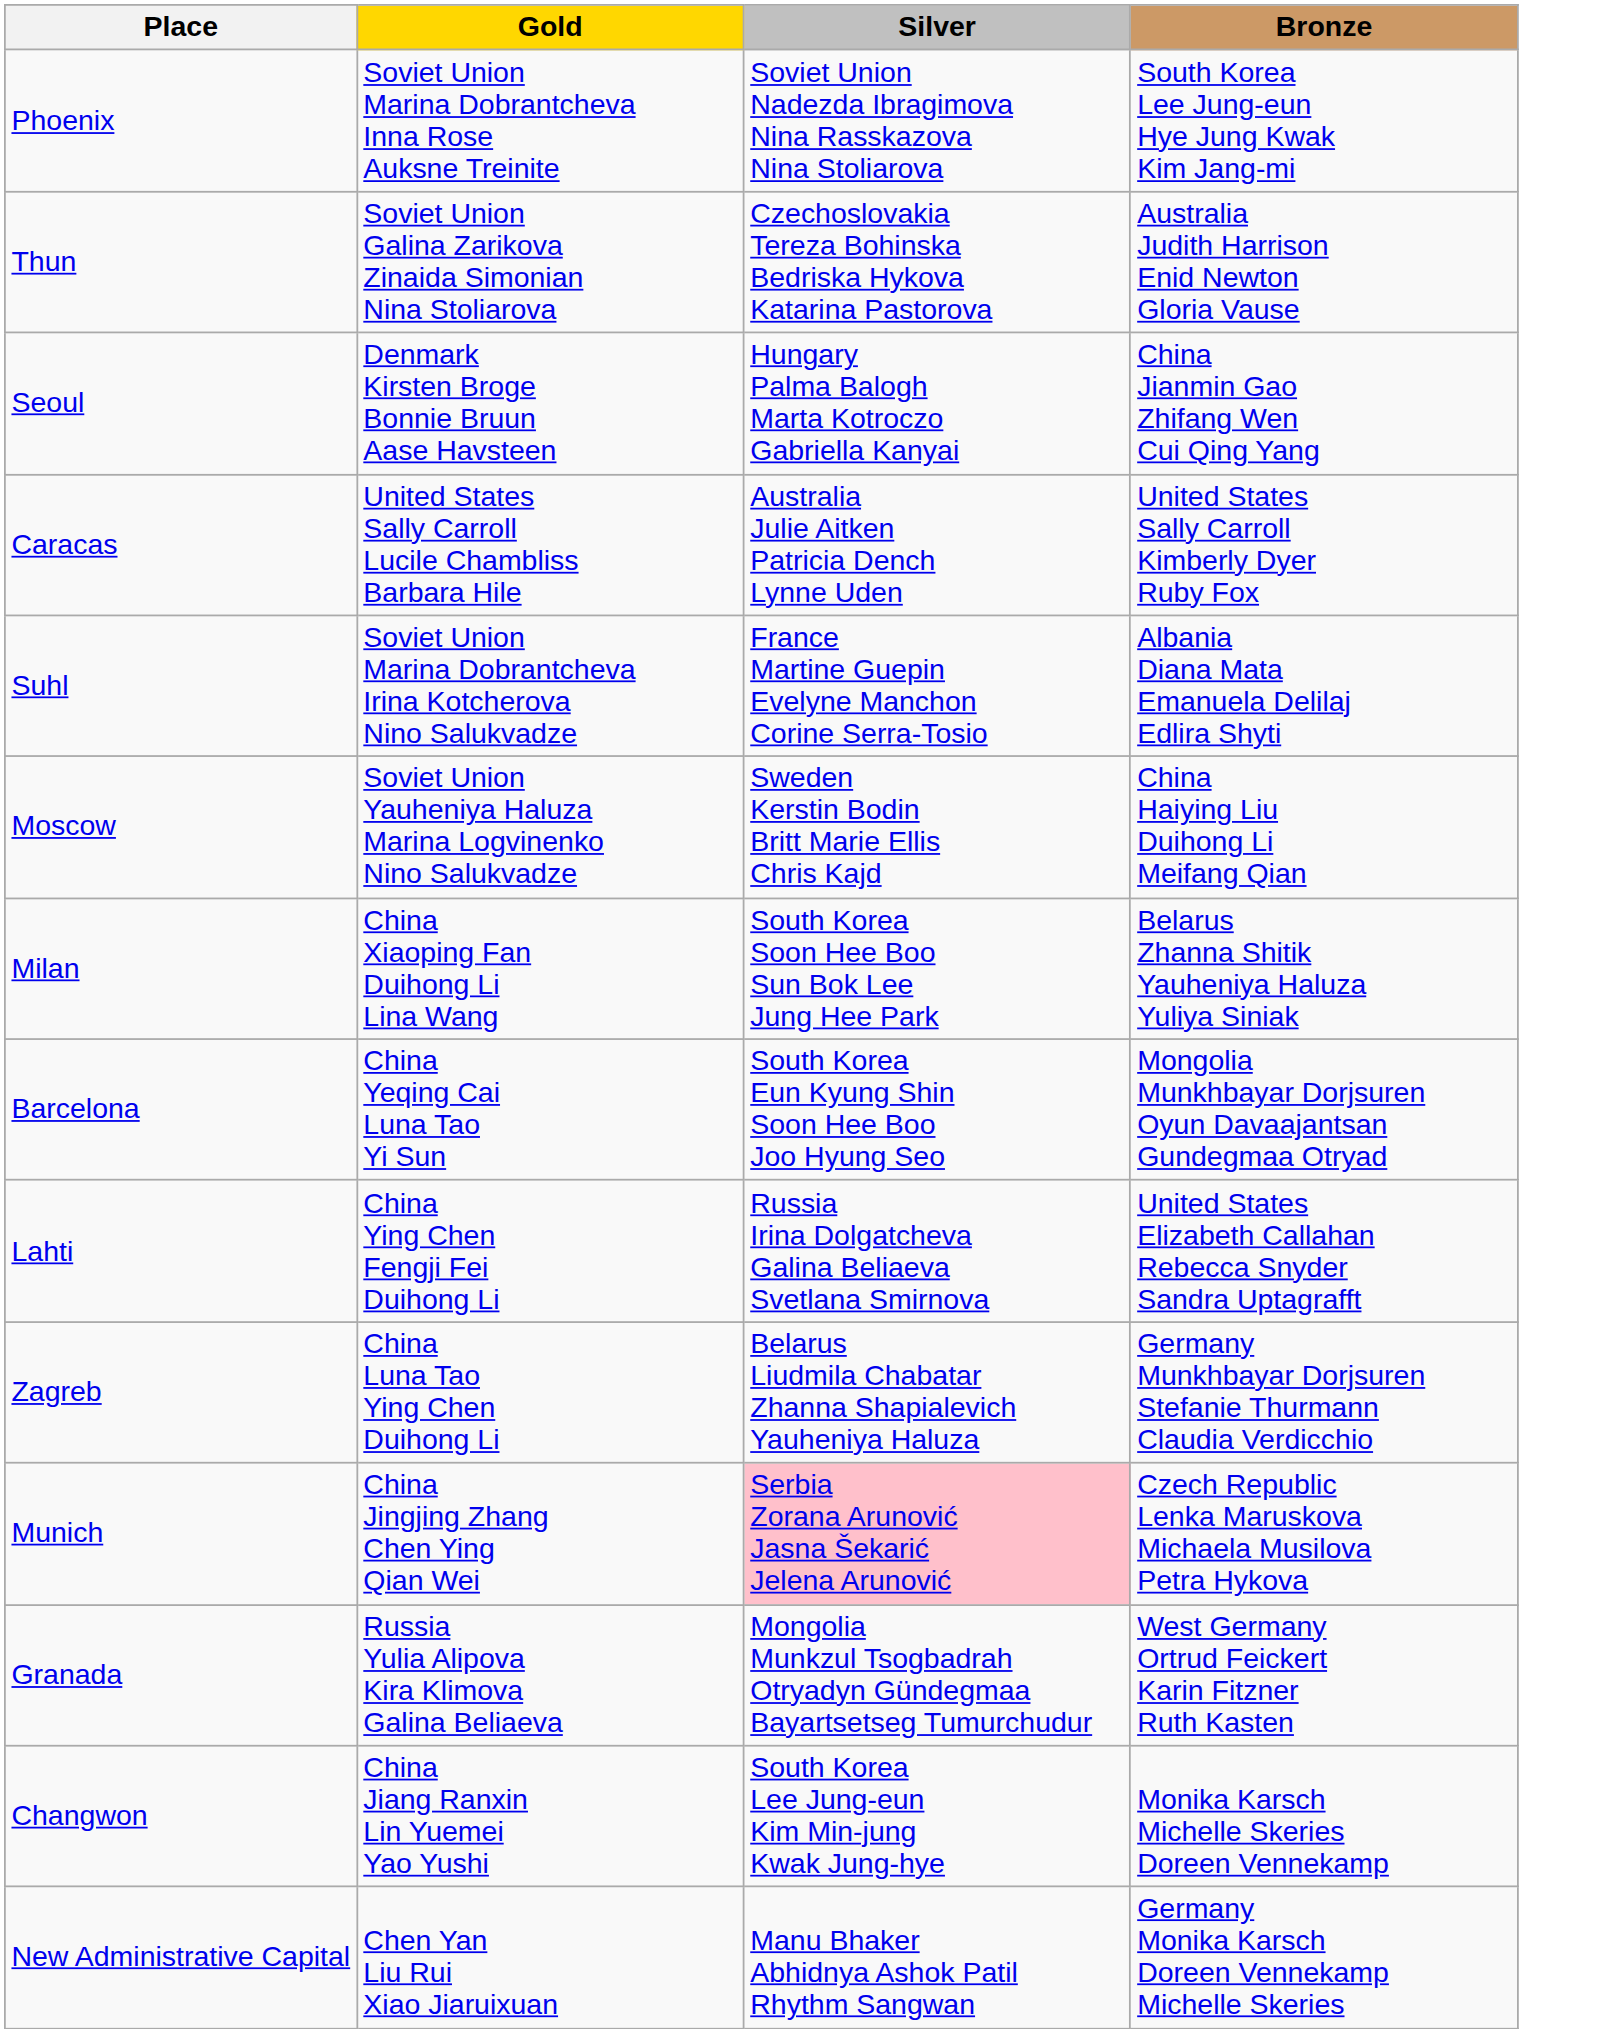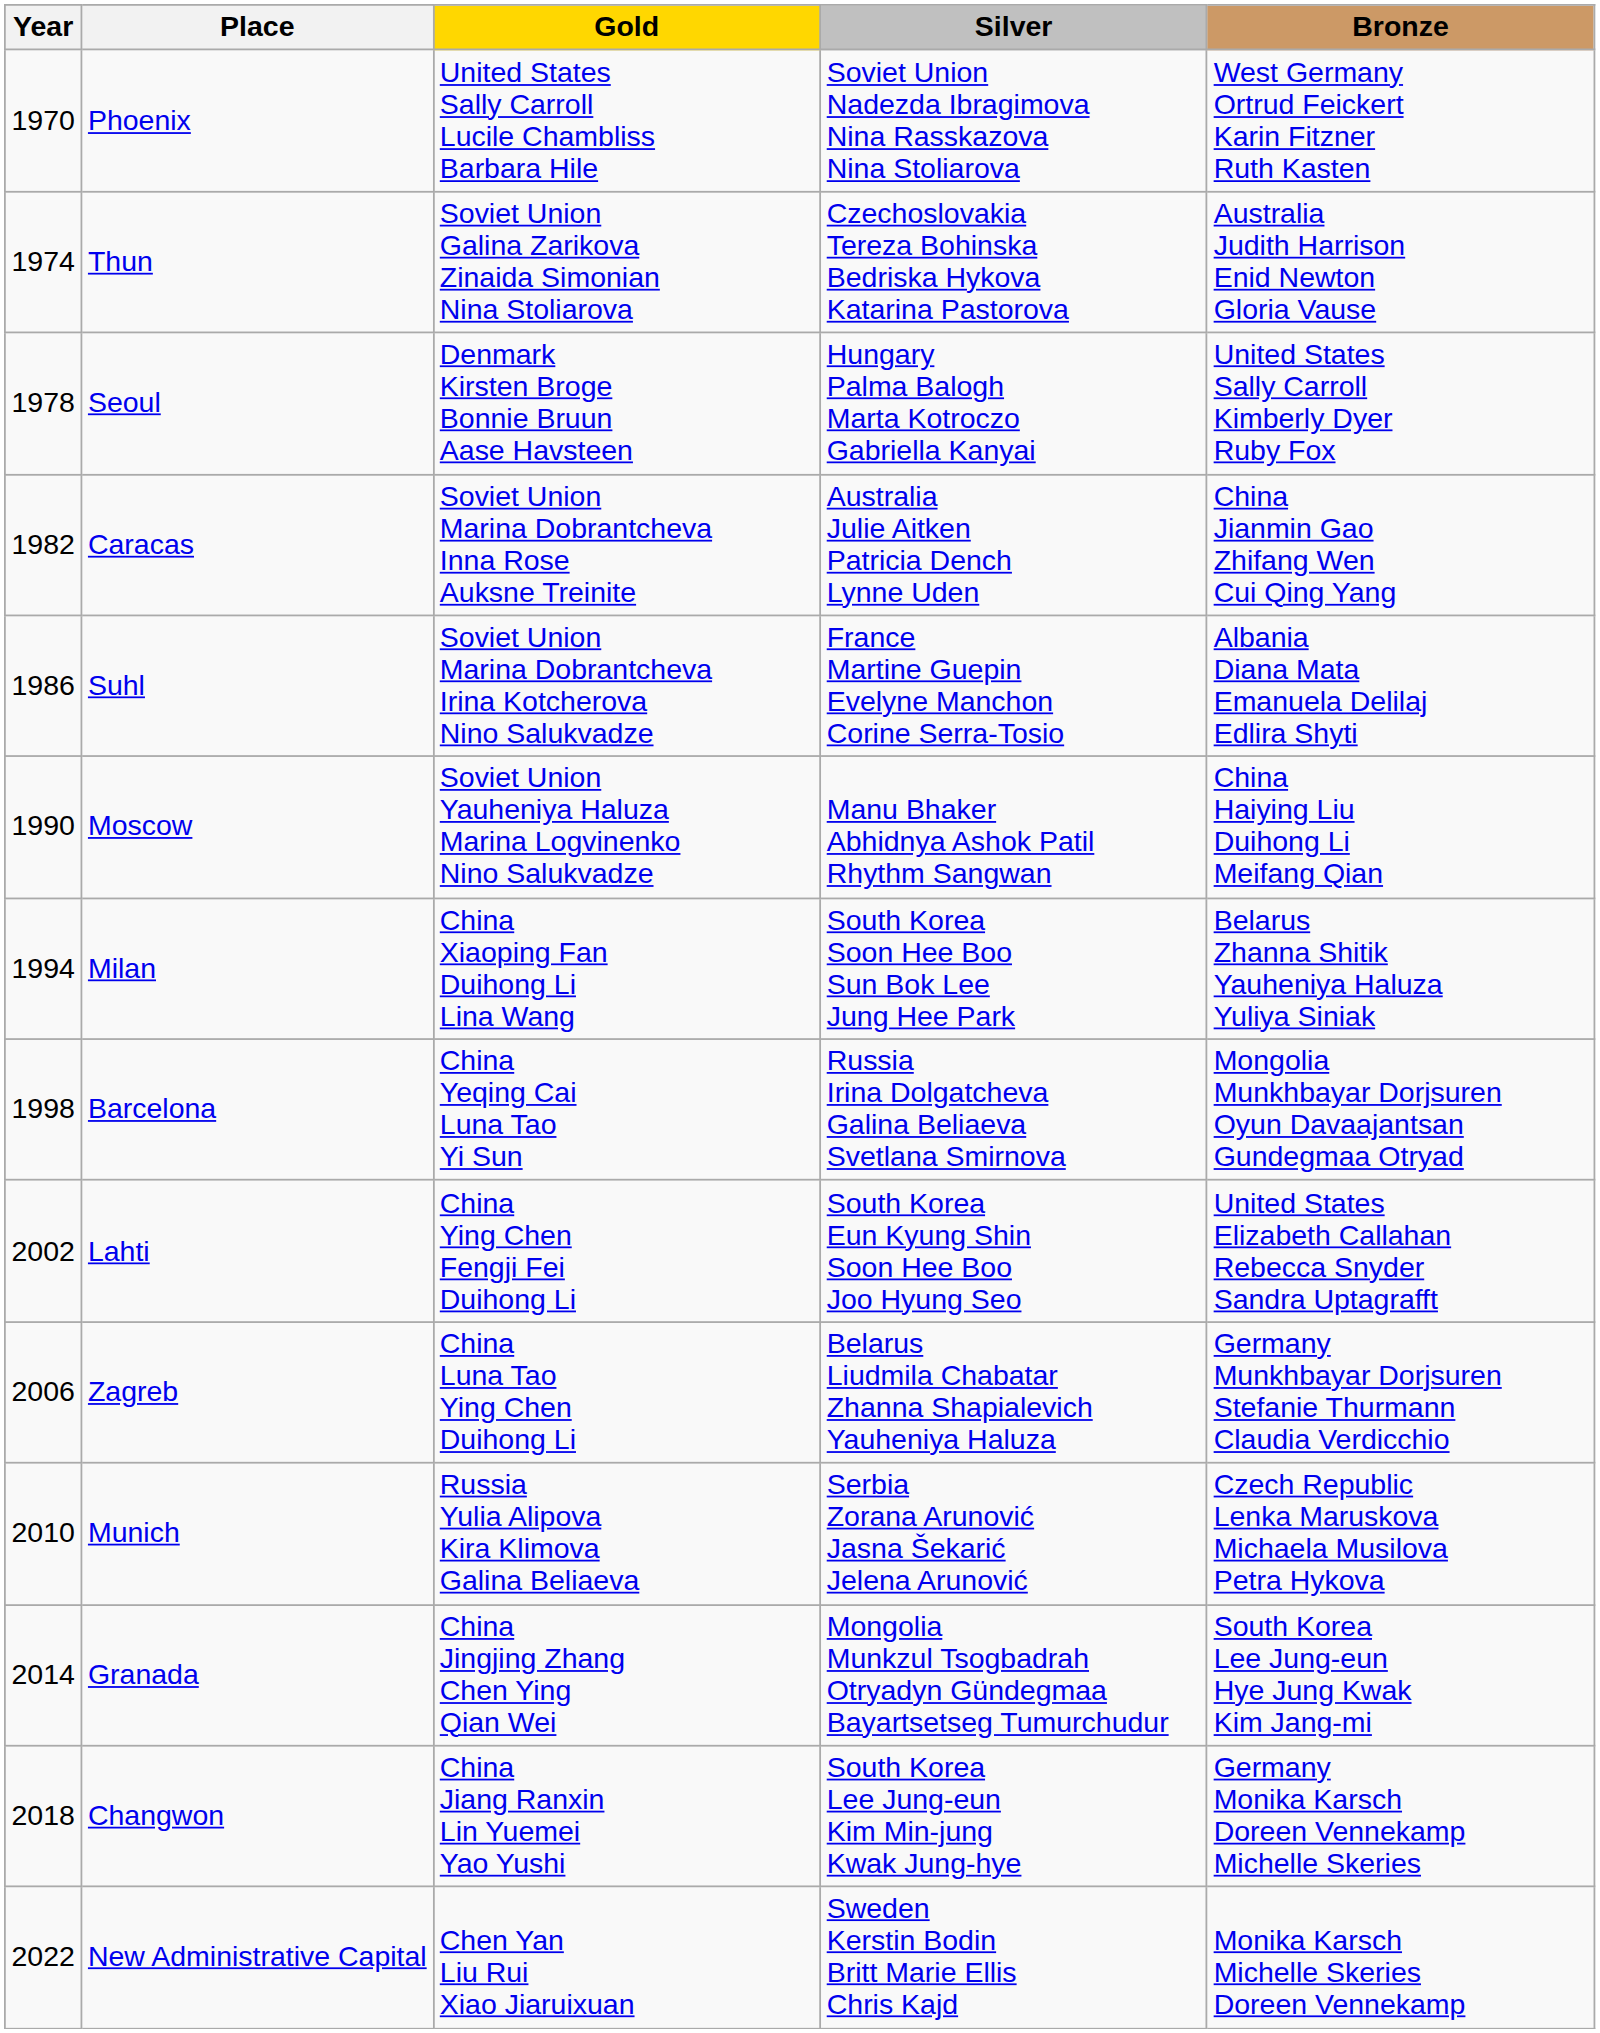+ column: (43, 27)
(499, 120) Soviet Union Marina Dobrantcheva Inna Rose Auksne Treinite -> (547, 120) United States Sally Carroll Lucile Chambliss Barbara Hile
(1236, 120) South Korea Lee Jung-eun Hye Jung Kwak Kim Jang-mi -> (1309, 120) West Germany Ortrud Feickert Karin Fitzner Ruth Kasten
(1228, 402) China Jianmin Gao Zhifang Wen Cui Qing Yang -> (1303, 402) United States Sally Carroll Kimberly Dyer Ruby Fox
(471, 544) United States Sally Carroll Lucile Chambliss Barbara Hile -> (576, 544) Soviet Union Marina Dobrantcheva Inna Rose Auksne Treinite
(1227, 544) United States Sally Carroll Kimberly Dyer Ruby Fox -> (1305, 544) China Jianmin Gao Zhifang Wen Cui Qing Yang
(845, 826) Sweden Kerstin Bodin Britt Marie Ellis Chris Kajd -> (961, 842) Manu Bhaker Abhidnya Ashok Patil Rhythm Sangwan
(852, 1109) South Korea Eun Kyung Shin Soon Hee Boo Joo Hyung Seo -> (946, 1109) Russia Irina Dolgatcheva Galina Beliaeva Svetlana Smirnova
(870, 1250) Russia Irina Dolgatcheva Galina Beliaeva Svetlana Smirnova -> (929, 1250) South Korea Eun Kyung Shin Soon Hee Boo Joo Hyung Seo
(456, 1533) China Jingjing Zhang Chen Ying Qian Wei -> (540, 1533) Russia Yulia Alipova Kira Klimova Galina Beliaeva
(854, 1533) pink background -> (930, 1533) no background
(463, 1674) Russia Yulia Alipova Kira Klimova Galina Beliaeva -> (532, 1674) China Jingjing Zhang Chen Ying Qian Wei
(1232, 1674) West Germany Ortrud Feickert Karin Fitzner Ruth Kasten -> (1313, 1674) South Korea Lee Jung-eun Hye Jung Kwak Kim Jang-mi
(1263, 1831) Monika Karsch Michelle Skeries Doreen Vennekamp -> (1340, 1815) Germany Monika Karsch Doreen Vennekamp Michelle Skeries
(884, 1973) Manu Bhaker Abhidnya Ashok Patil Rhythm Sangwan -> (922, 1957) Sweden Kerstin Bodin Britt Marie Ellis Chris Kajd
(1263, 1957) Germany Monika Karsch Doreen Vennekamp Michelle Skeries -> (1340, 1973) Monika Karsch Michelle Skeries Doreen Vennekamp
